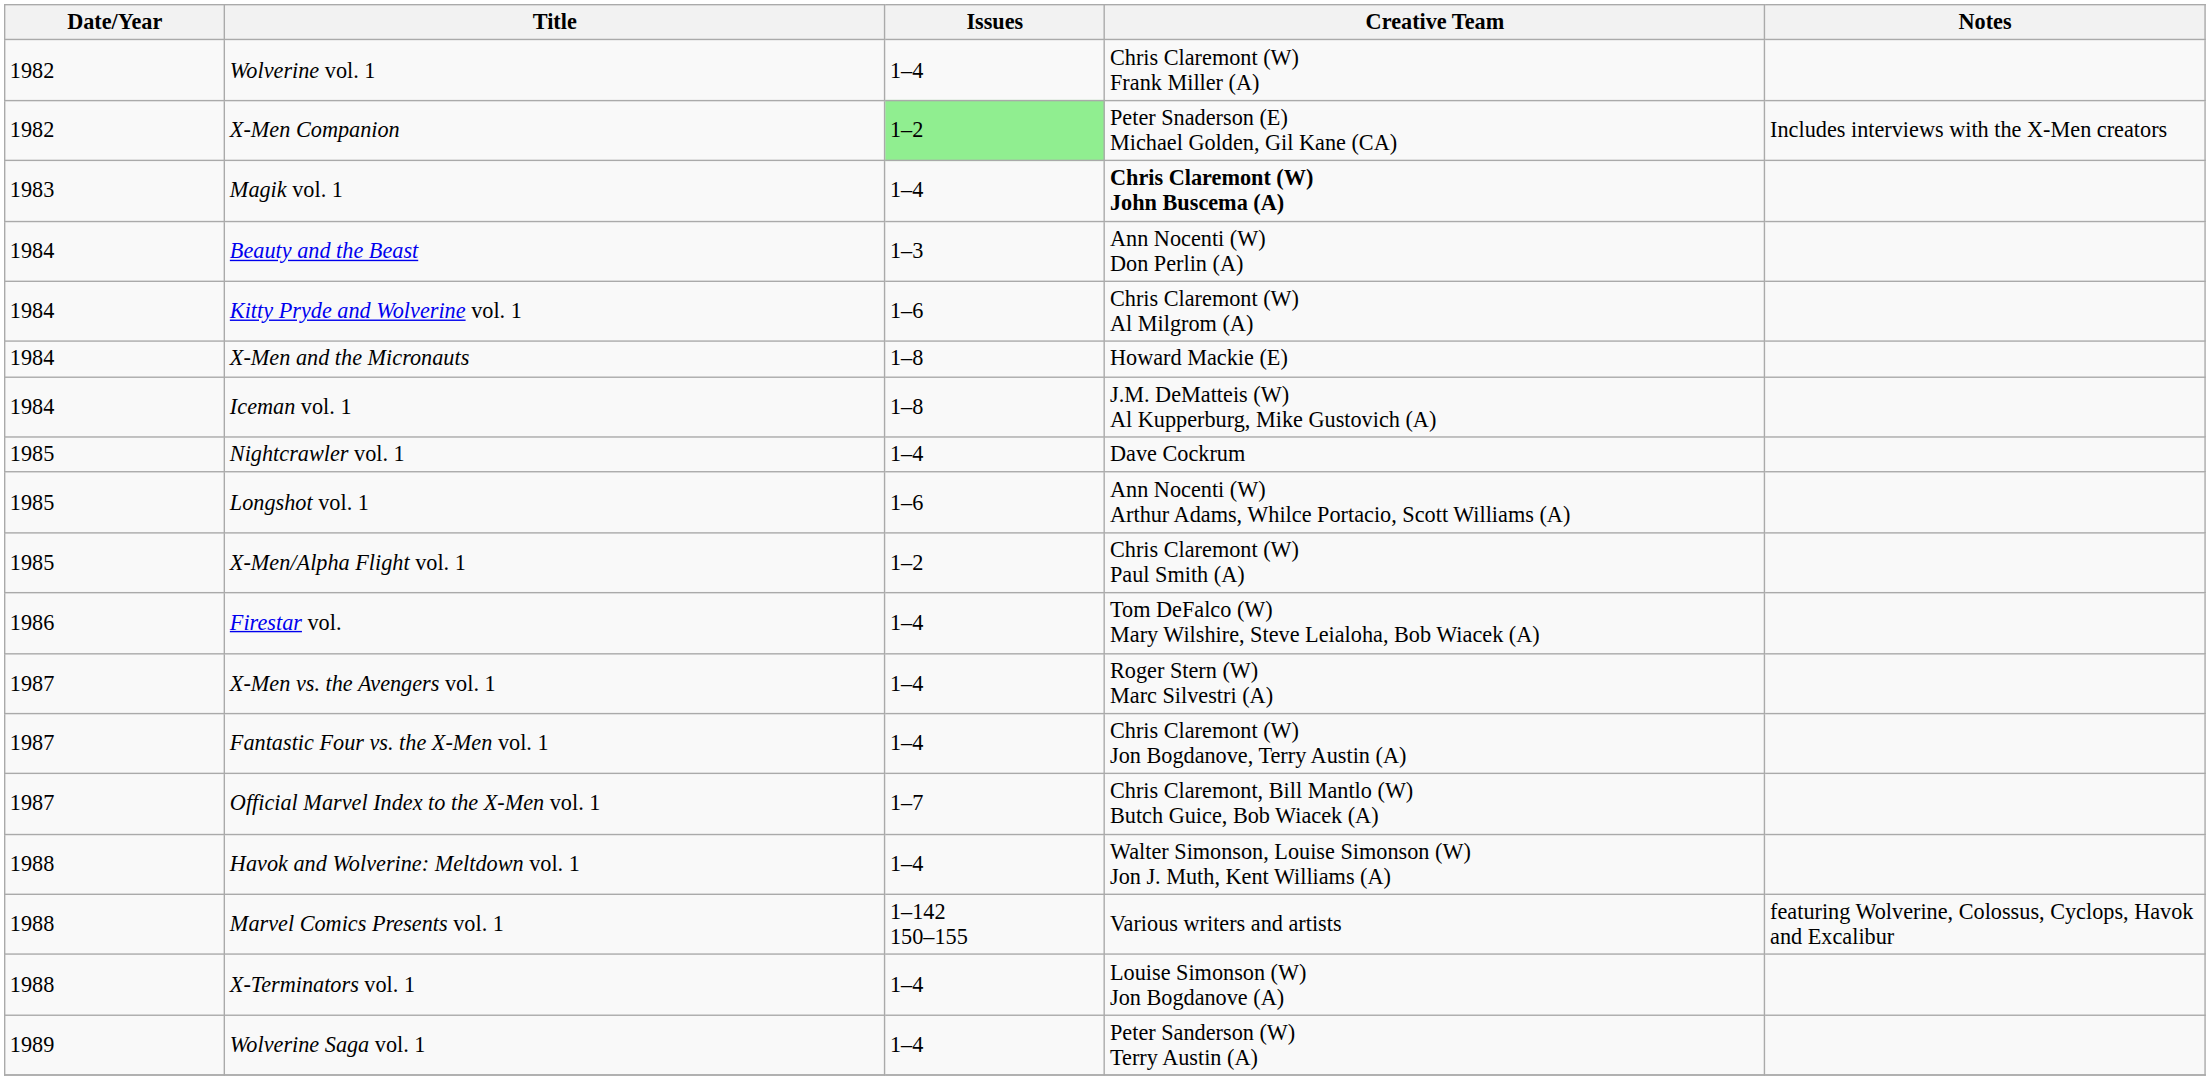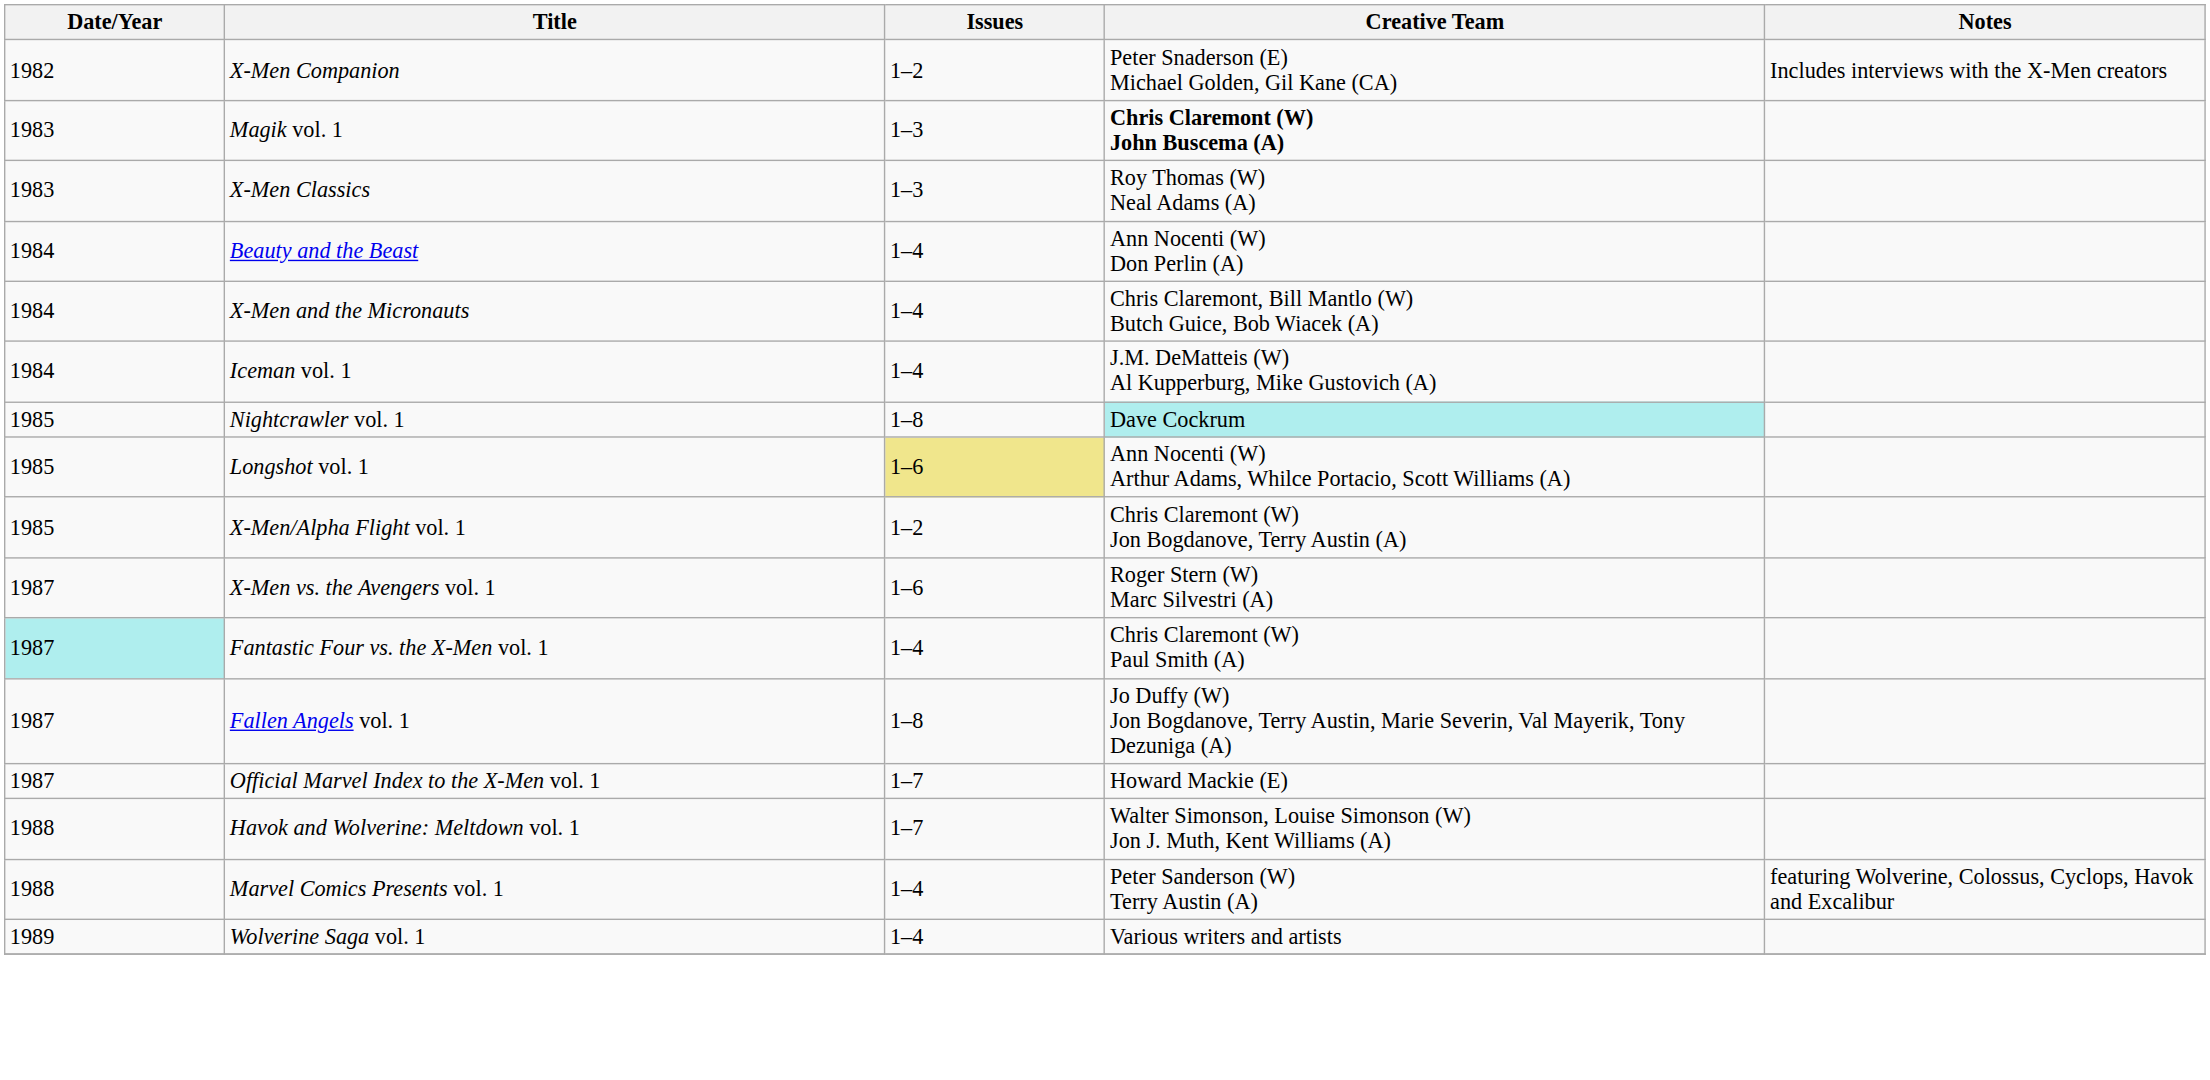- row: (303, 69)
(907, 130) lightgreen background -> (907, 69) no background
(907, 190) 1–4 -> (907, 130) 1–3
+ row: (300, 190)
(907, 250) 1–3 -> (907, 250) 1–4
- row: (376, 311)
(907, 358) 1–8 -> (907, 311) 1–4
(1199, 358) Howard Mackie (E) -> (1262, 311) Chris Claremont, Bill Mantlo (W) Butch Guice, Bob Wiacek (A)
(907, 406) 1–8 -> (907, 371) 1–4
(907, 454) 1–4 -> (907, 419) 1–8
(1178, 454) no background -> (1178, 419) paleturquoise background
(907, 502) no background -> (907, 466) khaki background
(1204, 562) Chris Claremont (W) Paul Smith (A) -> (1258, 527) Chris Claremont (W) Jon Bogdanove, Terry Austin (A)
- row: (286, 622)
(907, 683) 1–4 -> (907, 587) 1–6
(32, 743) no background -> (32, 647) paleturquoise background
(1258, 743) Chris Claremont (W) Jon Bogdanove, Terry Austin (A) -> (1204, 647) Chris Claremont (W) Paul Smith (A)
+ row: (320, 720)
(1262, 803) Chris Claremont, Bill Mantlo (W) Butch Guice, Bob Wiacek (A) -> (1199, 780) Howard Mackie (E)
(907, 863) 1–4 -> (907, 828) 1–7
(929, 924) 1–142 150–155 -> (907, 888) 1–4
(1226, 924) Various writers and artists -> (1203, 888) Peter Sanderson (W) Terry Austin (A)
- row: (322, 984)
(1203, 1044) Peter Sanderson (W) Terry Austin (A) -> (1226, 936) Various writers and artists
